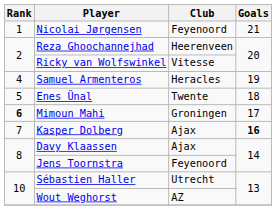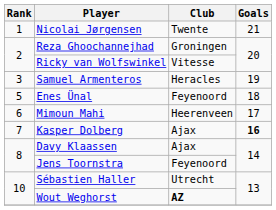(199, 30) Feyenoord -> (190, 30) Twente
(202, 46) Heerenveen -> (199, 46) Groningen
(19, 80) 4 -> (19, 80) 3
(190, 96) Twente -> (199, 96) Feyenoord
(19, 113) bold -> (19, 113) normal
(199, 113) Groningen -> (202, 113) Heerenveen
(177, 197) normal -> (177, 197) bold
